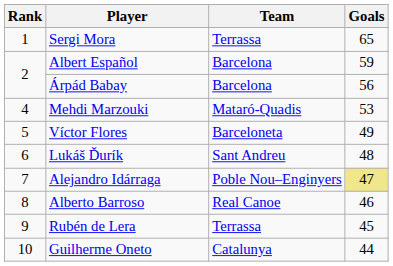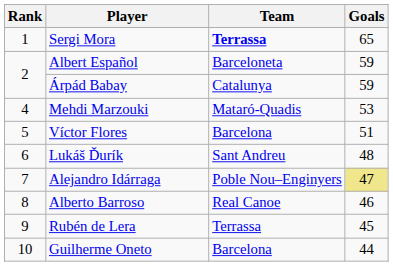(237, 39) normal -> (239, 39) bold
(242, 62) Barcelona -> (247, 62) Barceloneta
(242, 86) Barcelona -> (242, 86) Catalunya
(367, 86) 56 -> (367, 86) 59
(247, 132) Barceloneta -> (242, 132) Barcelona
(367, 132) 49 -> (367, 132) 51
(242, 249) Catalunya -> (242, 249) Barcelona
